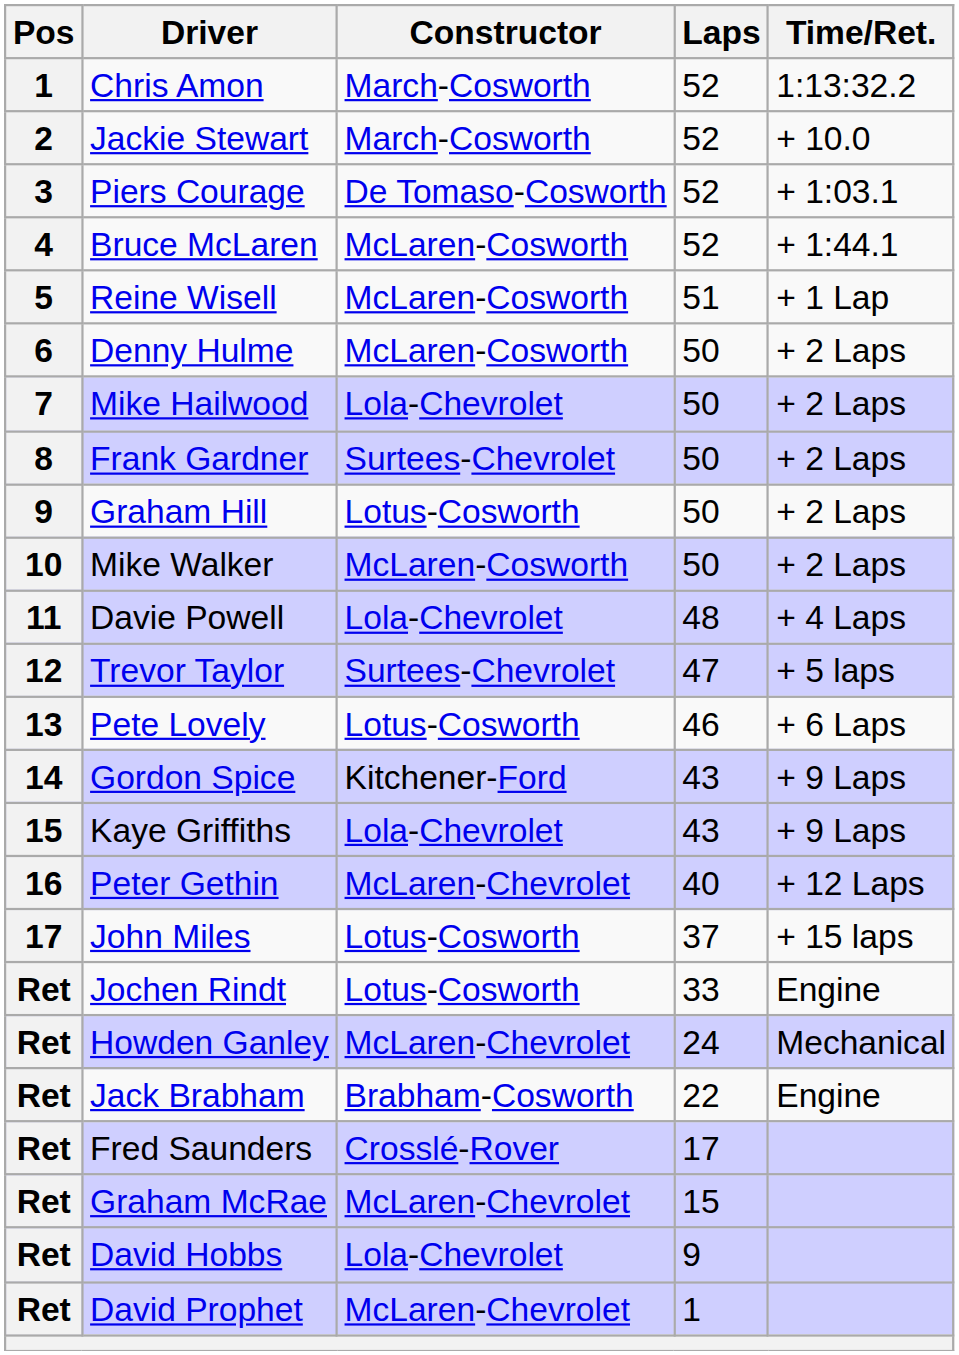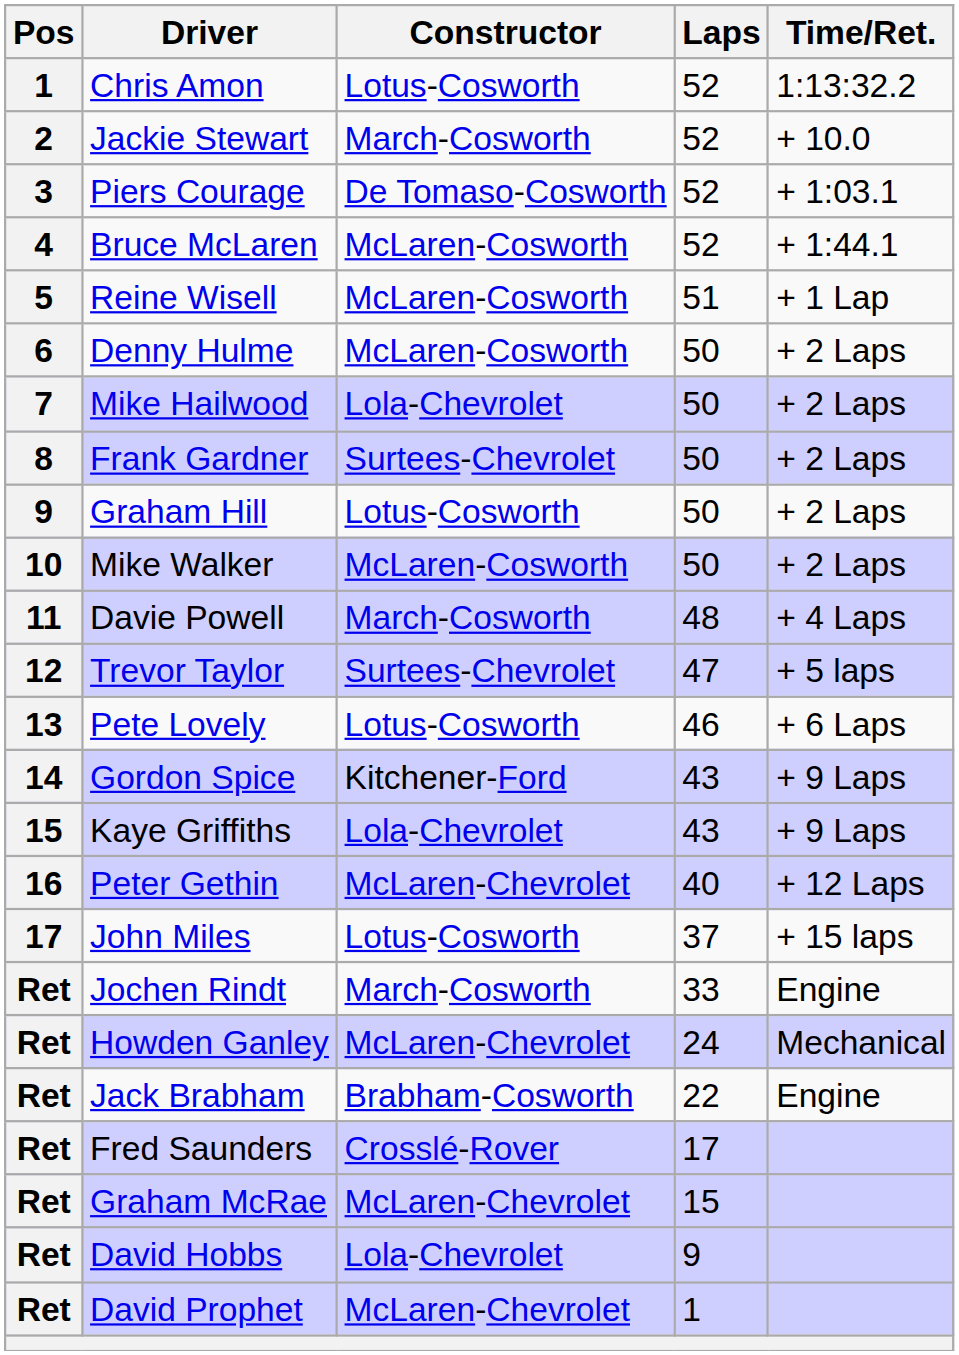(468, 85) March-Cosworth -> (462, 85) Lotus-Cosworth
(454, 617) Lola-Chevrolet -> (468, 617) March-Cosworth
(462, 989) Lotus-Cosworth -> (468, 989) March-Cosworth
